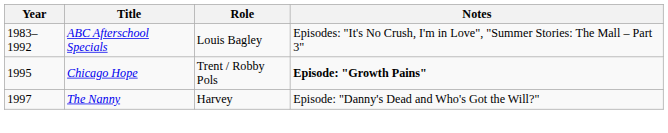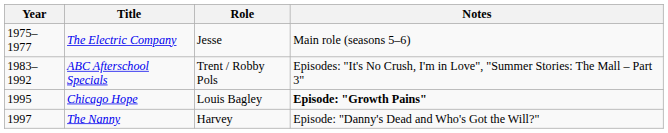+ row: (122, 40)
(229, 40) Louis Bagley -> (231, 73) Trent / Robby Pols
(231, 73) Trent / Robby Pols -> (229, 99) Louis Bagley
